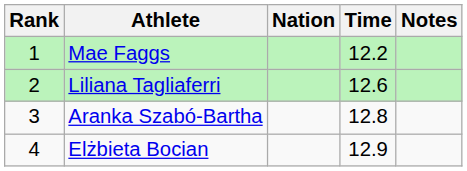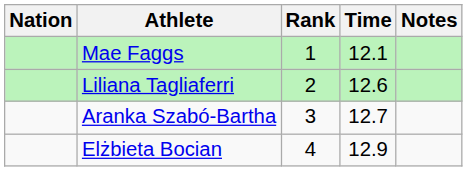columns swapped: (34, 20) <-> (304, 20)
(368, 52) 12.2 -> (368, 52) 12.1
(368, 117) 12.8 -> (368, 117) 12.7
